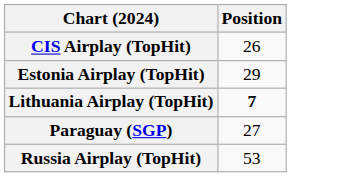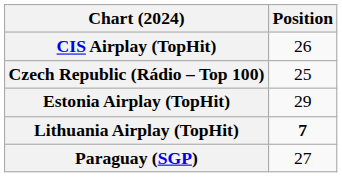+ row: (136, 74)
- row: (111, 158)
